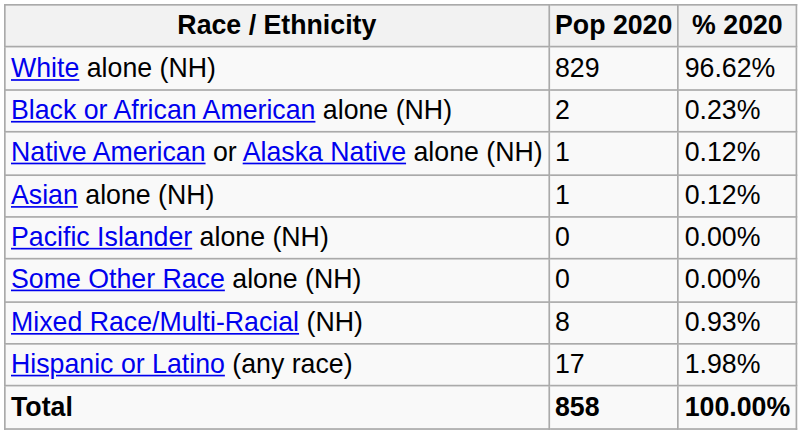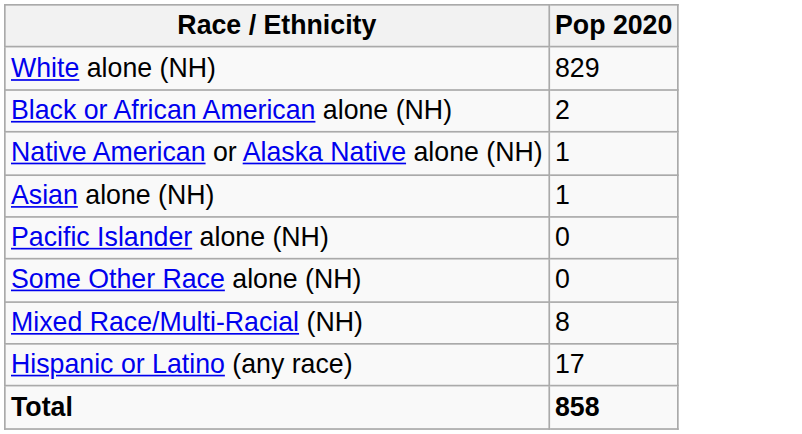- column: (737, 25)
